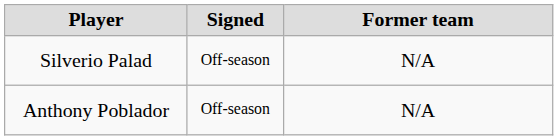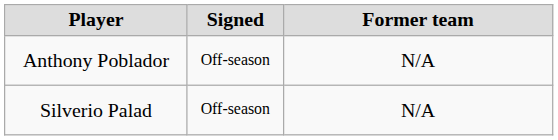rows swapped: (96, 60) <-> (96, 110)
